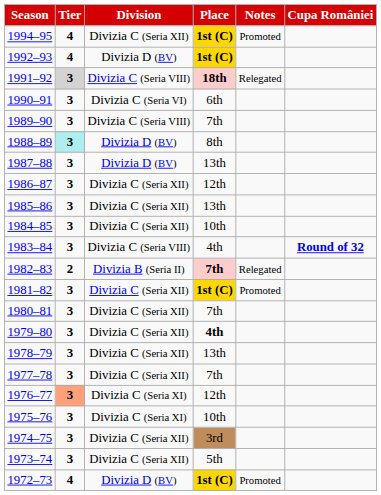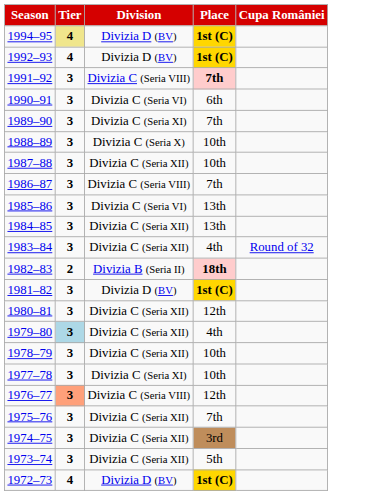- column: (260, 15)
(70, 36) no background -> (70, 36) khaki background
(139, 36) Divizia C (Seria XII) -> (139, 36) Divizia D (BV)
(70, 78) lightgrey background -> (70, 78) no background
(214, 78) 18th -> (214, 78) 7th
(139, 121) Divizia C (Seria VIII) -> (139, 121) Divizia C (Seria XI)
(70, 142) paleturquoise background -> (70, 142) no background
(139, 142) Divizia D (BV) -> (139, 142) Divizia C (Seria X)
(214, 142) 8th -> (214, 142) 10th
(139, 163) Divizia D (BV) -> (139, 163) Divizia C (Seria XII)
(214, 163) 13th -> (214, 163) 10th
(139, 184) Divizia C (Seria XII) -> (139, 184) Divizia C (Seria VIII)
(214, 184) 12th -> (214, 184) 7th
(139, 205) Divizia C (Seria XII) -> (139, 205) Divizia C (Seria VI)
(214, 226) 10th -> (214, 226) 13th
(139, 247) Divizia C (Seria VIII) -> (139, 247) Divizia C (Seria XII)
(330, 247) bold -> (282, 247) normal
(214, 269) 7th -> (214, 269) 18th
(139, 290) Divizia C (Seria XII) -> (139, 290) Divizia D (BV)
(214, 311) 7th -> (214, 311) 12th
(70, 332) no background -> (70, 332) lightblue background
(214, 332) bold -> (214, 332) normal
(214, 353) 13th -> (214, 353) 10th
(139, 374) Divizia C (Seria XII) -> (139, 374) Divizia C (Seria XI)
(214, 374) 7th -> (214, 374) 10th
(139, 395) Divizia C (Seria XI) -> (139, 395) Divizia C (Seria VIII)
(139, 417) Divizia C (Seria XI) -> (139, 417) Divizia C (Seria XII)
(214, 417) 10th -> (214, 417) 7th
